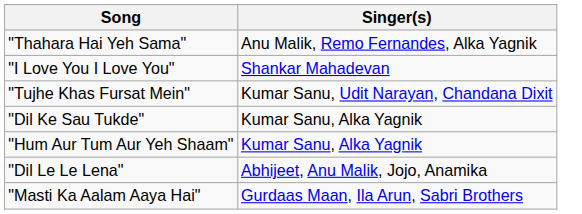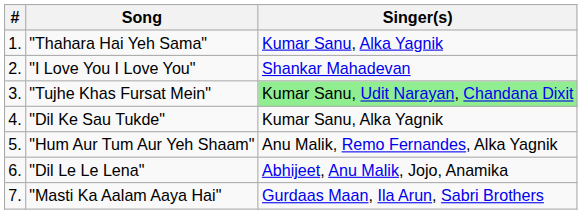+ column: (15, 17)
(389, 43) Anu Malik, Remo Fernandes, Alka Yagnik -> (353, 43) Kumar Sanu, Alka Yagnik
(397, 94) no background -> (418, 94) lightgreen background
(332, 145) Kumar Sanu, Alka Yagnik -> (410, 145) Anu Malik, Remo Fernandes, Alka Yagnik
